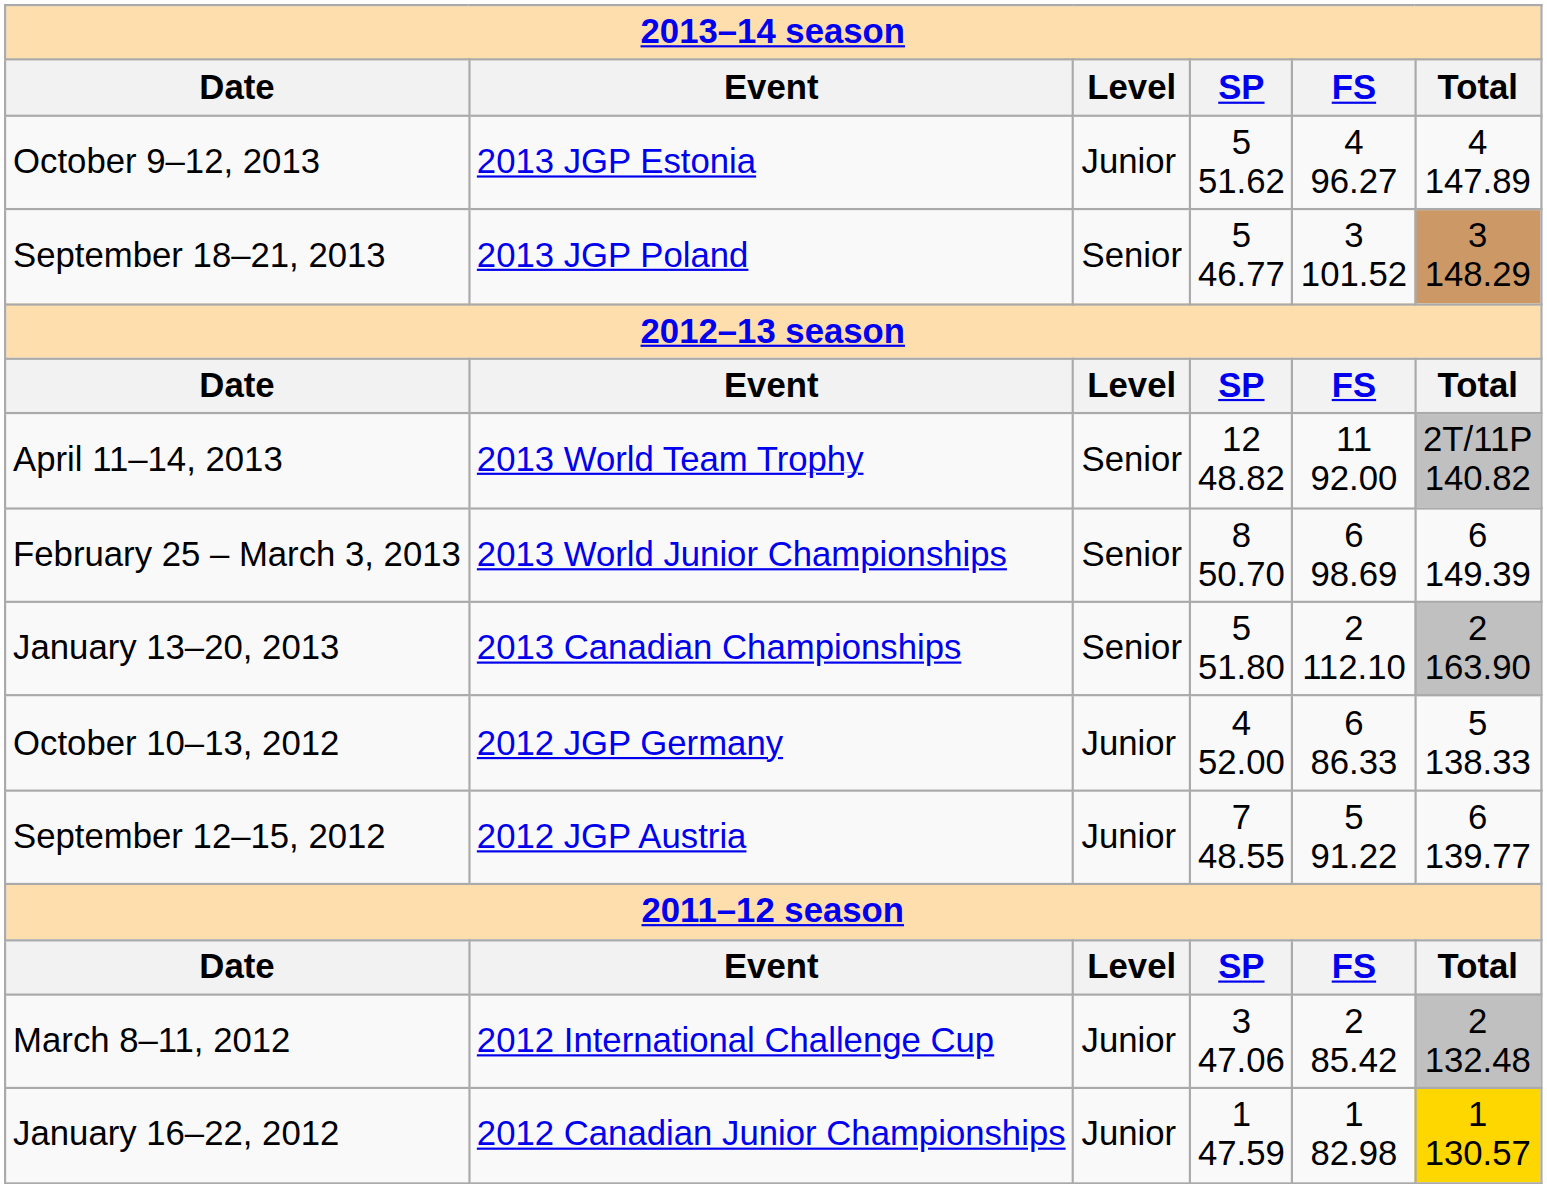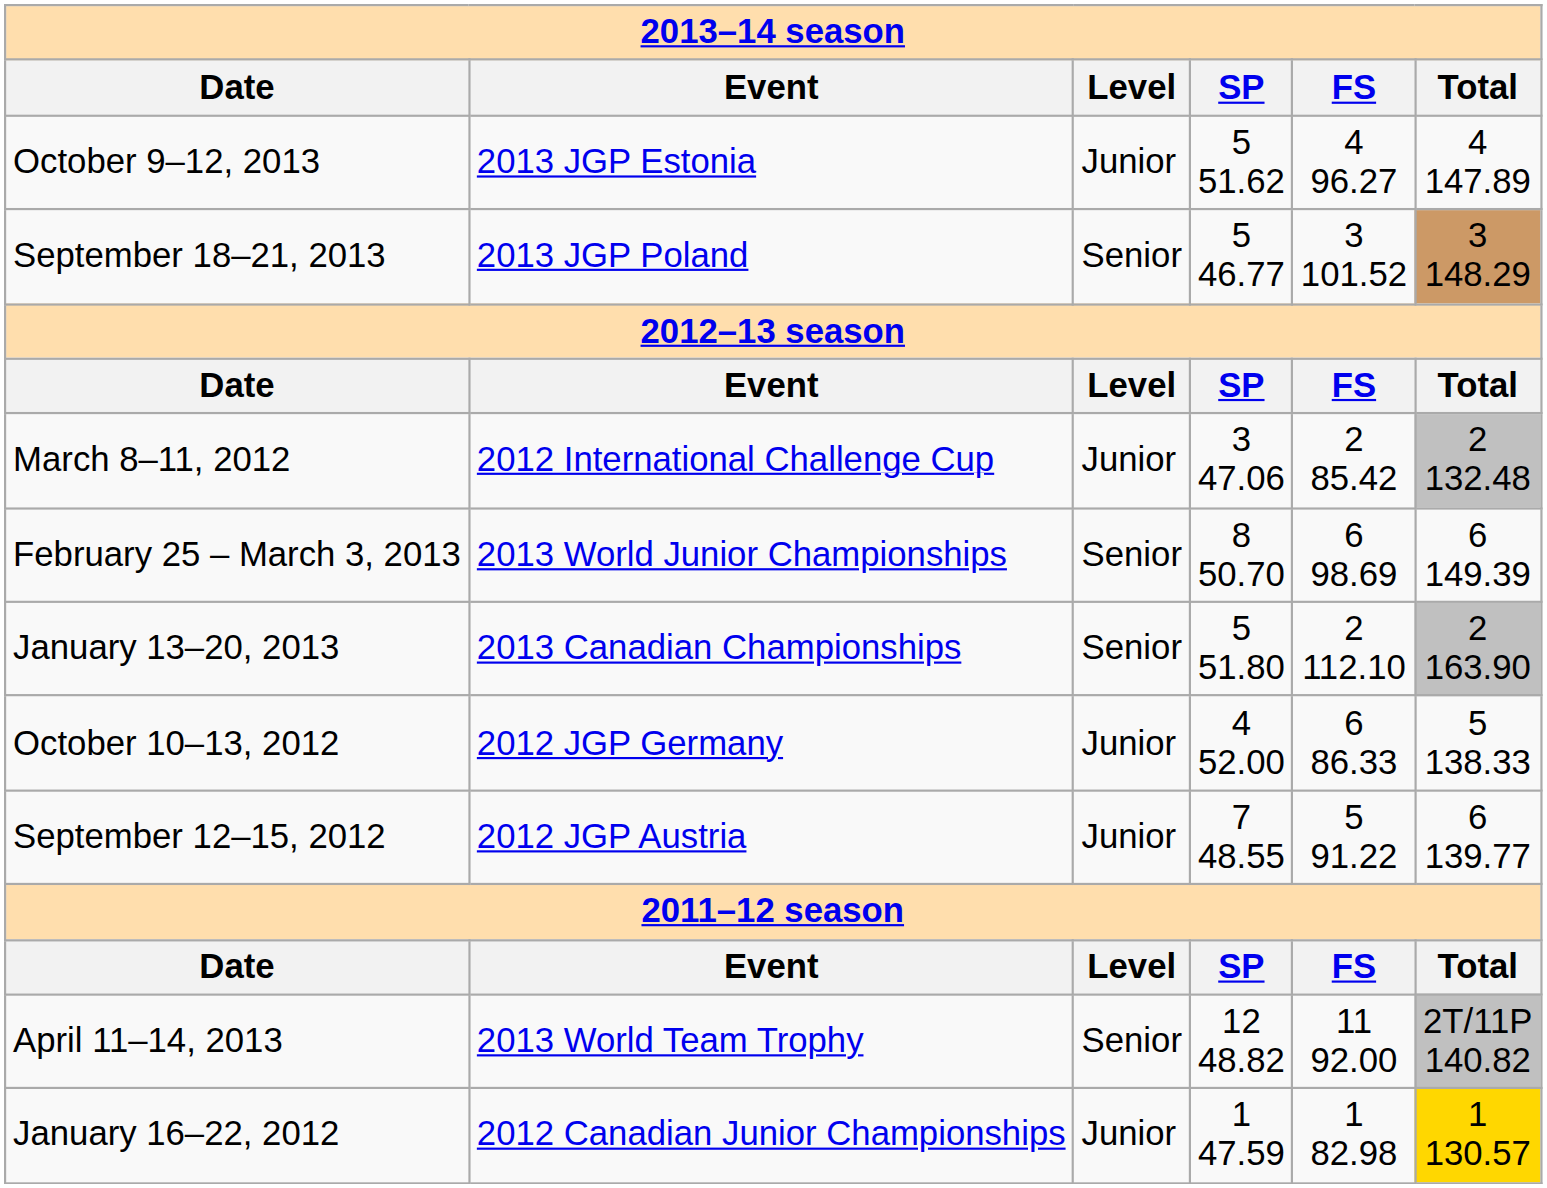rows swapped: (148, 460) <-> (152, 1040)
